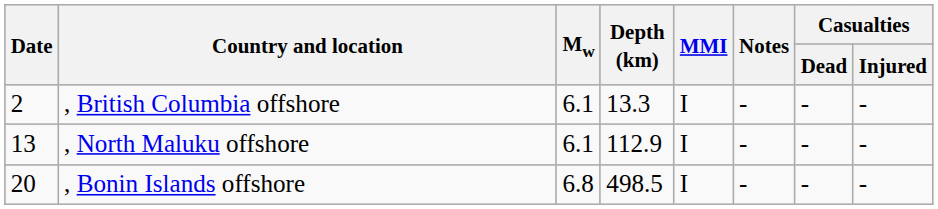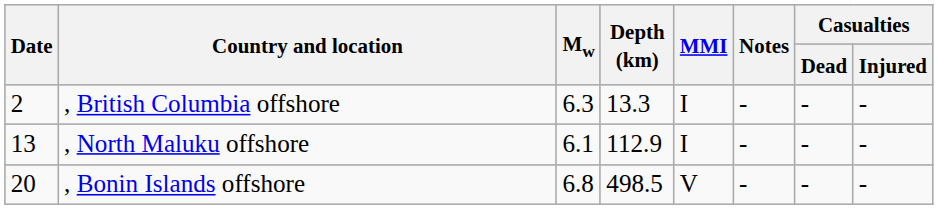(578, 104) 6.1 -> (578, 104) 6.3
(684, 183) I -> (689, 183) V
